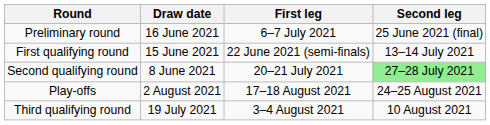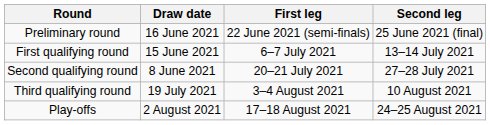(298, 33) 6–7 July 2021 -> (298, 33) 22 June 2021 (semi-finals)
(298, 52) 22 June 2021 (semi-finals) -> (298, 52) 6–7 July 2021
(429, 71) lightgreen background -> (429, 71) no background
rows swapped: (72, 110) <-> (72, 91)
